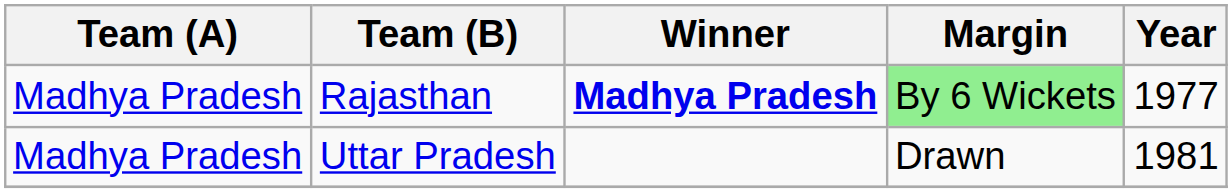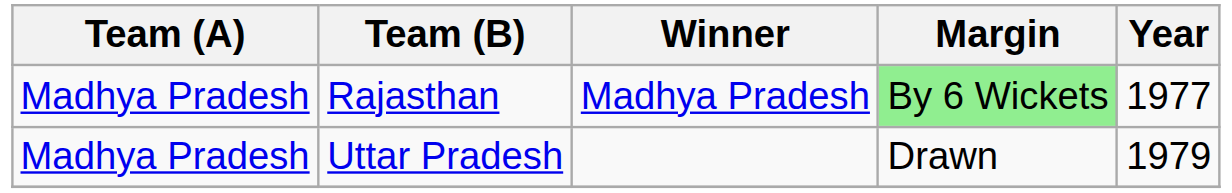(725, 95) bold -> (725, 95) normal
(1176, 156) 1981 -> (1169, 156) 1979
